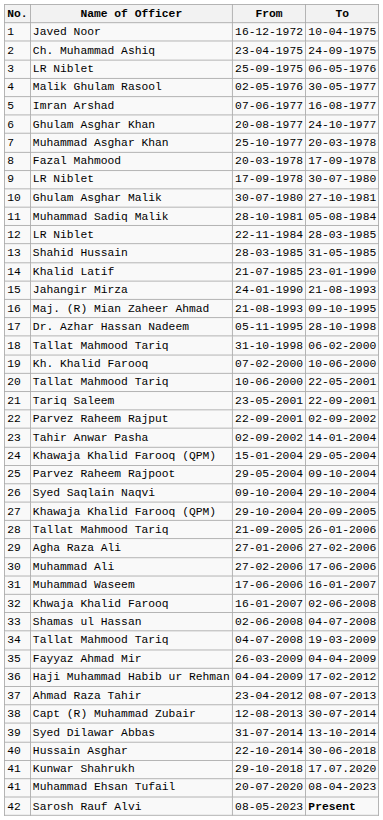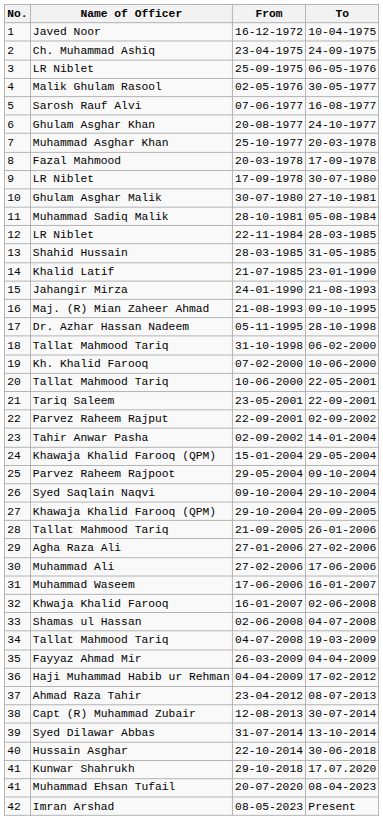(74, 106) Imran Arshad -> (87, 106) Sarosh Rauf Alvi
(87, 806) Sarosh Rauf Alvi -> (74, 806) Imran Arshad
(332, 806) bold -> (332, 806) normal
